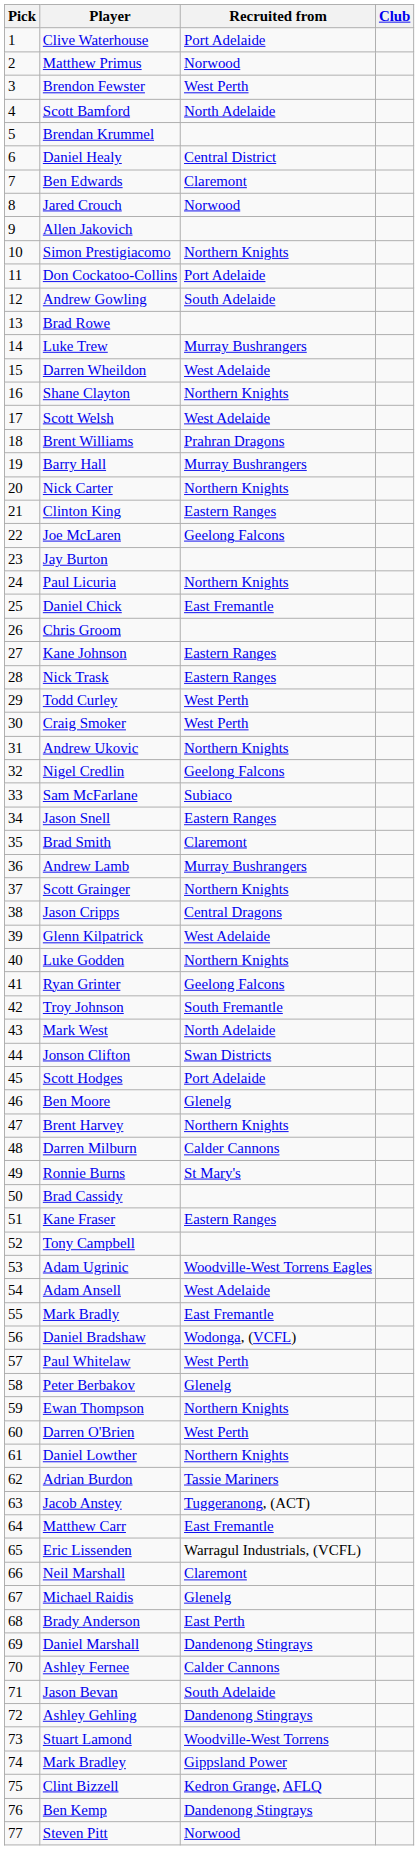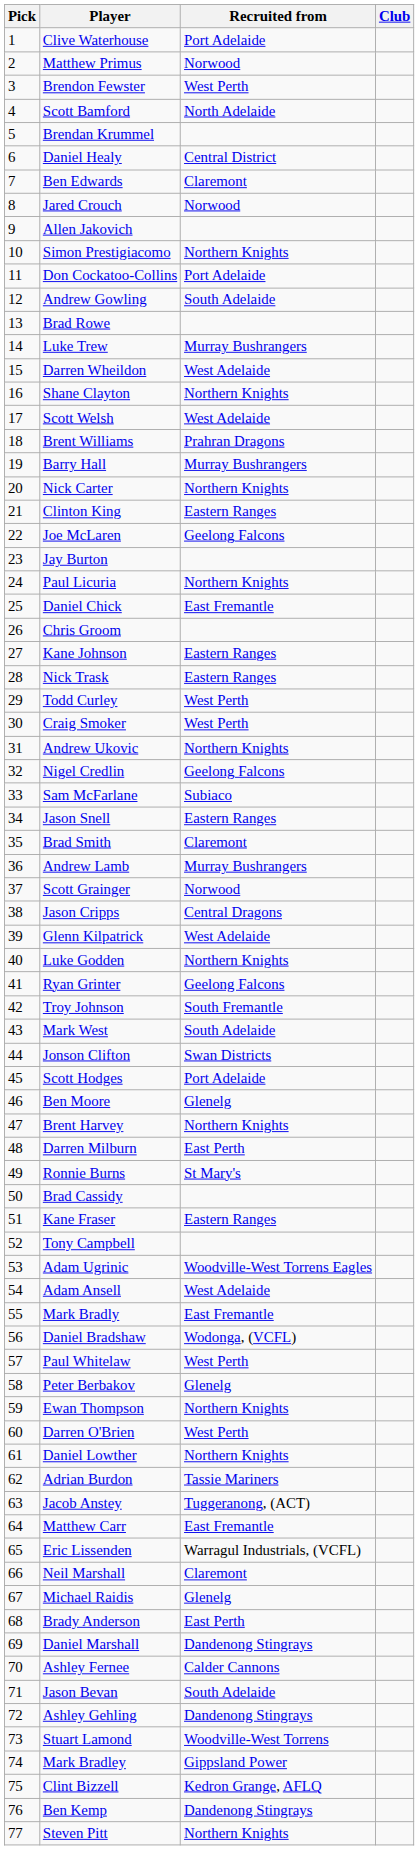(236, 889) Northern Knights -> (212, 889) Norwood
(230, 1031) North Adelaide -> (230, 1031) South Adelaide
(232, 1149) Calder Cannons -> (214, 1149) East Perth
(212, 1833) Norwood -> (236, 1833) Northern Knights
